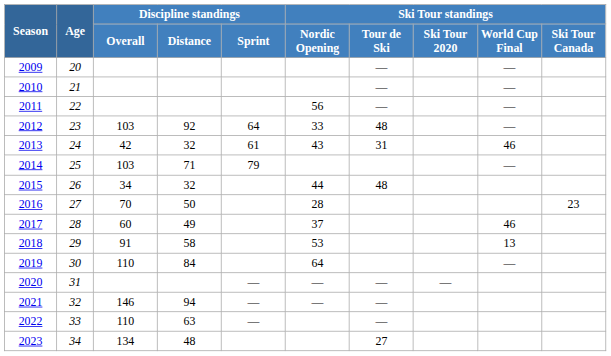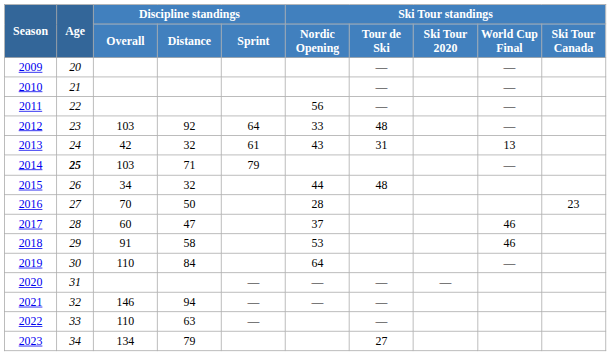(509, 145) 46 -> (509, 145) 13
(75, 165) normal -> (75, 165) bold
(189, 223) 49 -> (189, 223) 47
(509, 243) 13 -> (509, 243) 46
(189, 341) 48 -> (189, 341) 79
